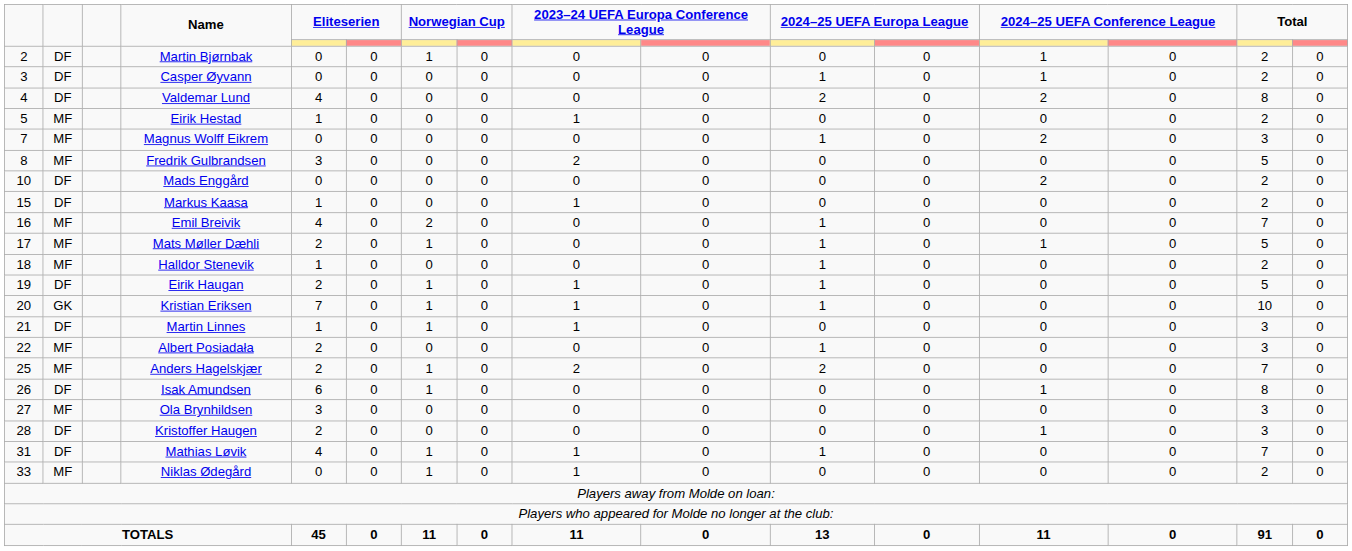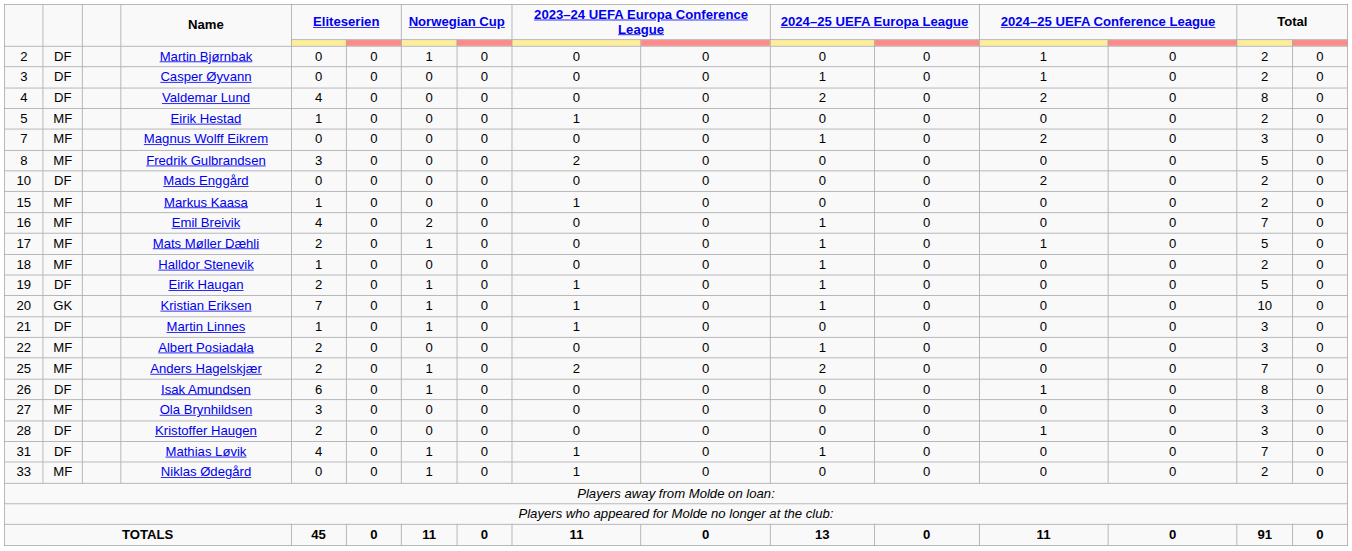(63, 202) DF -> (63, 202) MF
